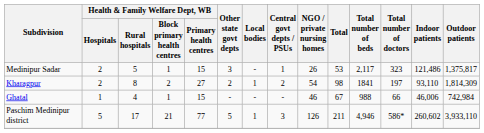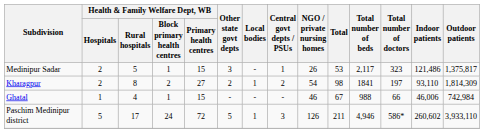(168, 116) 21 -> (168, 116) 24
(201, 116) 77 -> (201, 116) 72
